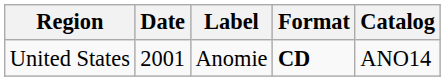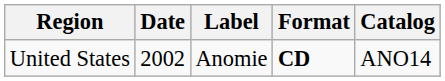(163, 57) 2001 -> (163, 57) 2002
